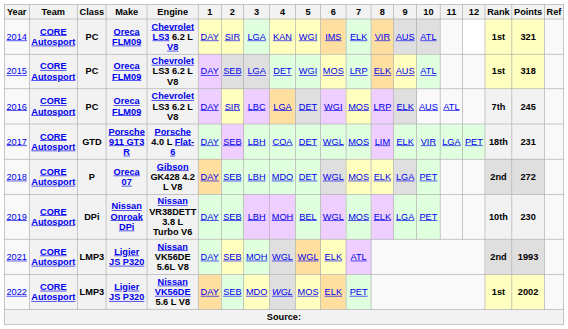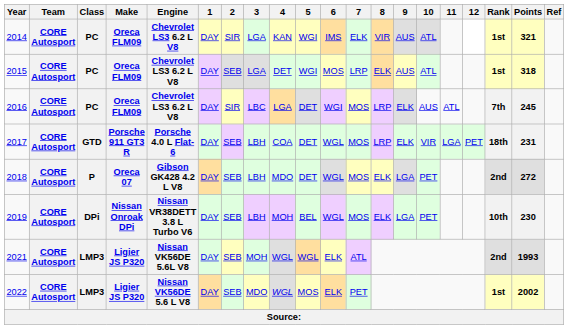(382, 142) LIM -> (382, 142) LRP
